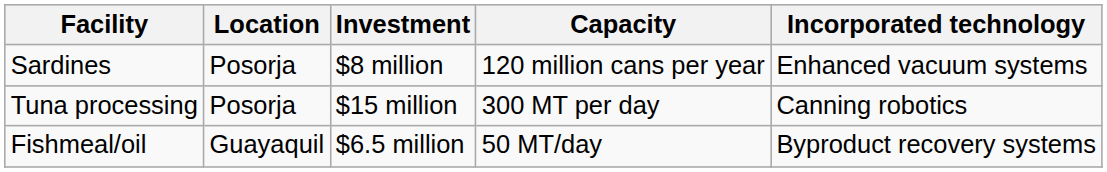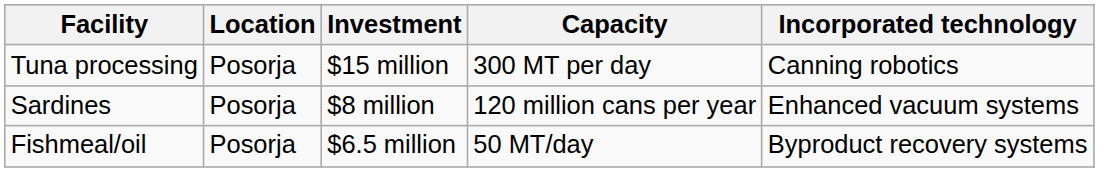rows swapped: (104, 105) <-> (61, 65)
(267, 145) Guayaquil -> (253, 145) Posorja
